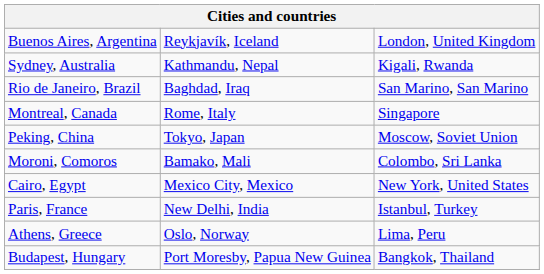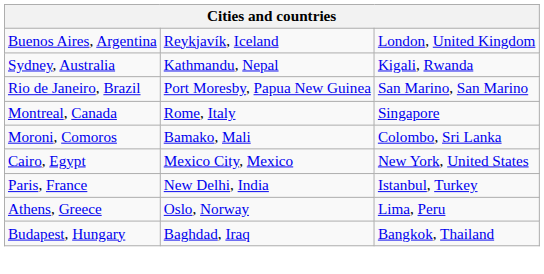(207, 88) Baghdad, Iraq -> (267, 88) Port Moresby, Papua New Guinea
- row: (51, 137)
(267, 257) Port Moresby, Papua New Guinea -> (207, 233) Baghdad, Iraq
